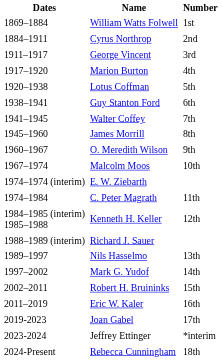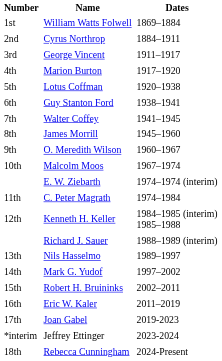columns swapped: (200, 7) <-> (44, 7)
